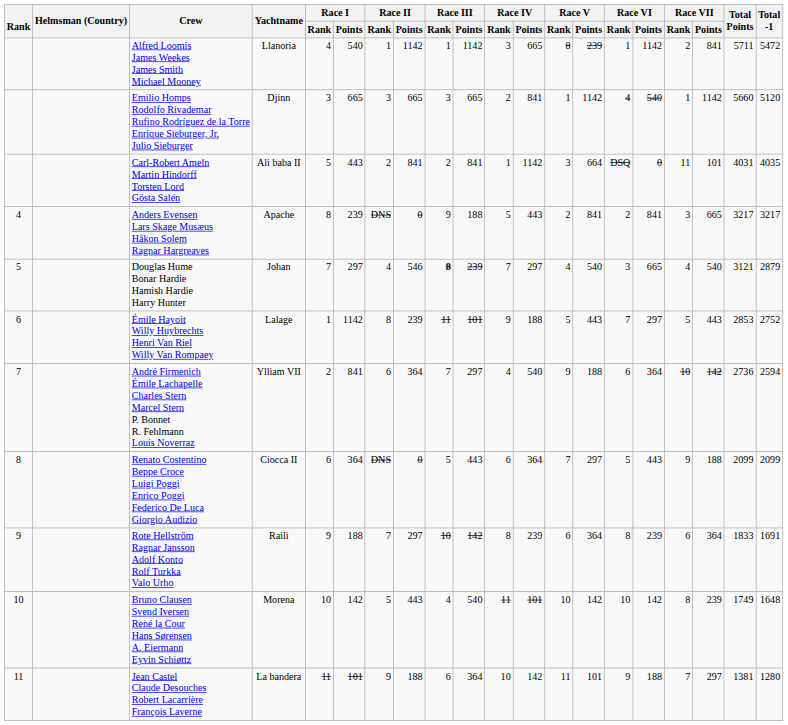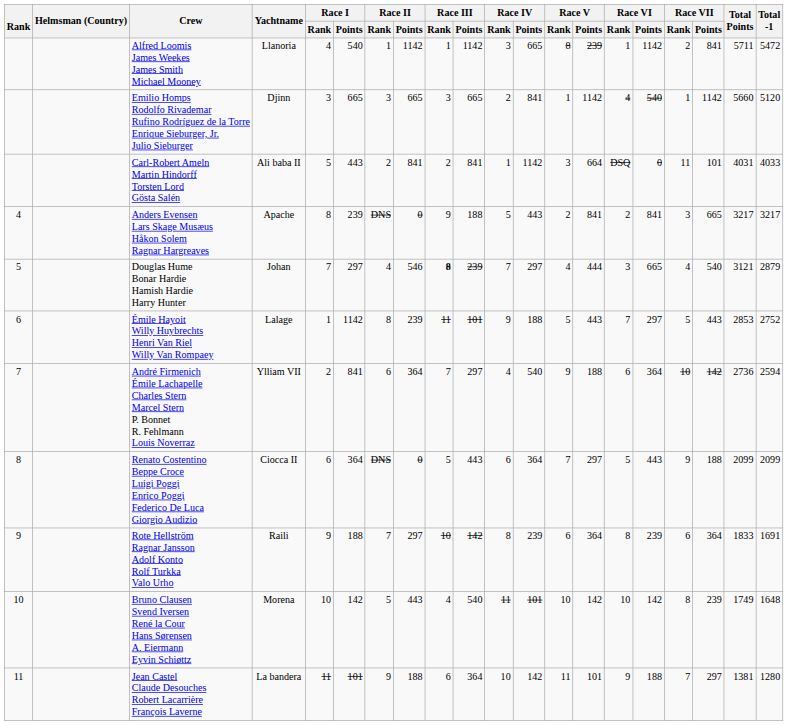(770, 163) 4035 -> (770, 163) 4033
(595, 267) 540 -> (595, 267) 444
